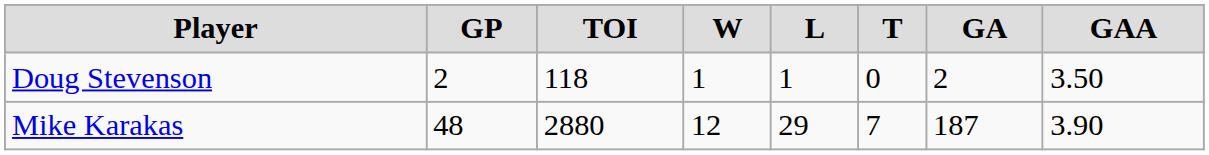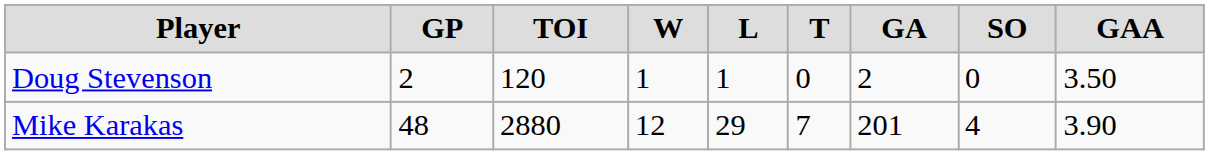+ column: (1007, 28)
(566, 76) 118 -> (523, 76) 120
(956, 125) 187 -> (880, 125) 201
